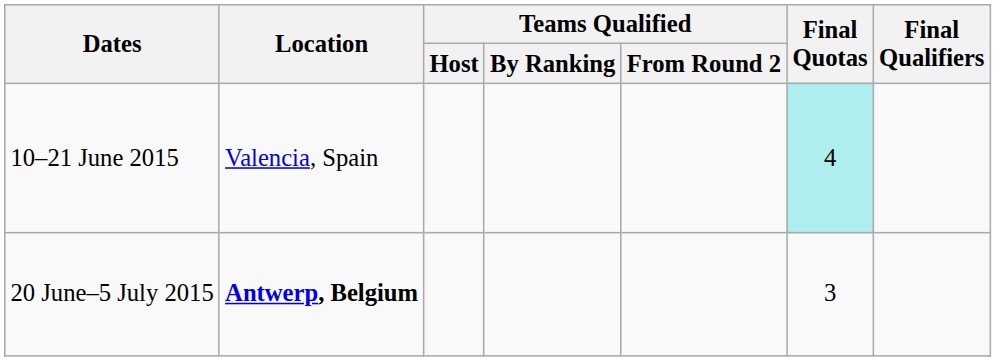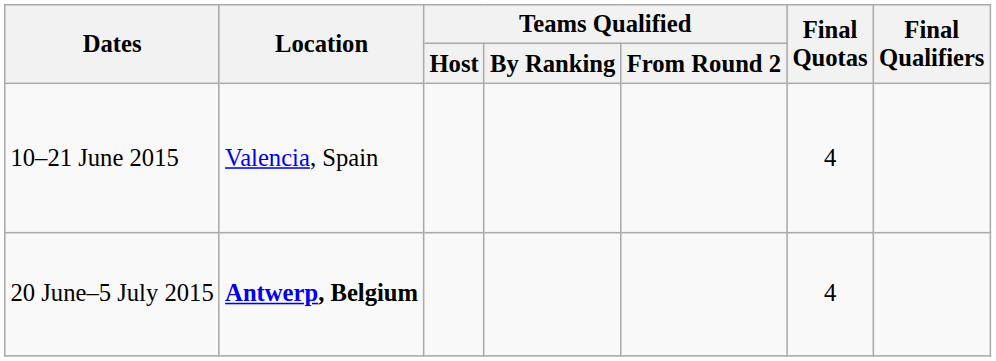(830, 157) paleturquoise background -> (830, 157) no background
(830, 293) 3 -> (830, 293) 4
